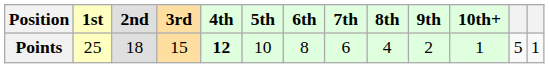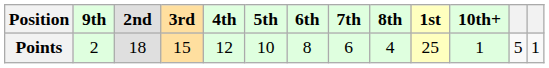columns swapped: (93, 18) <-> (429, 18)
(221, 47) bold -> (224, 47) normal
